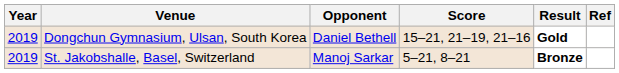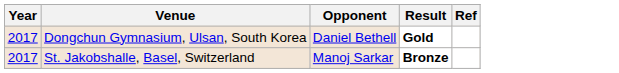- column: (467, 16)
(23, 37) 2019 -> (23, 37) 2017
(23, 58) 2019 -> (23, 58) 2017
